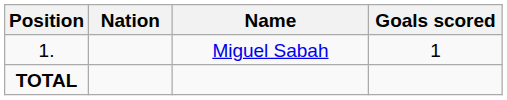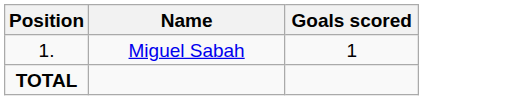- column: (130, 20)
